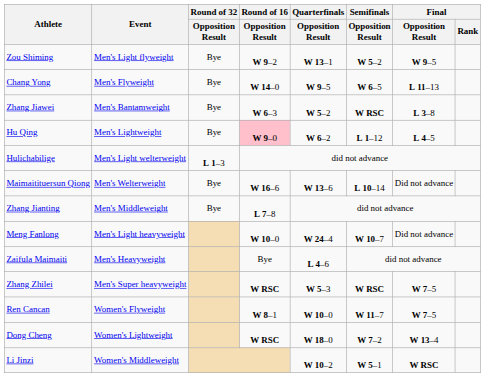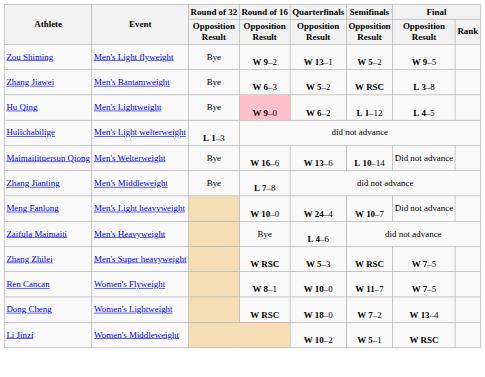- row: (28, 82)
